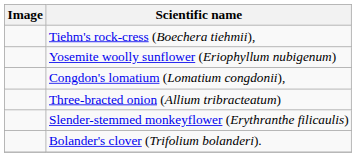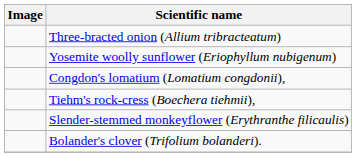rows swapped: (165, 99) <-> (152, 36)
